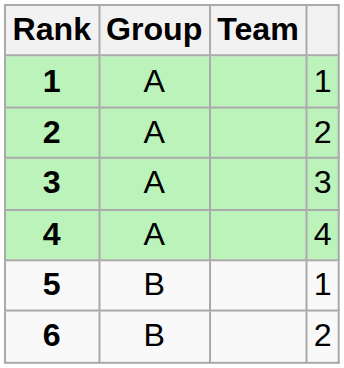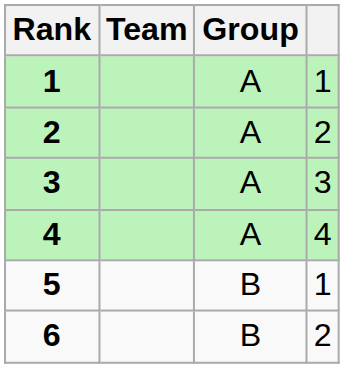columns swapped: (258, 30) <-> (154, 30)
